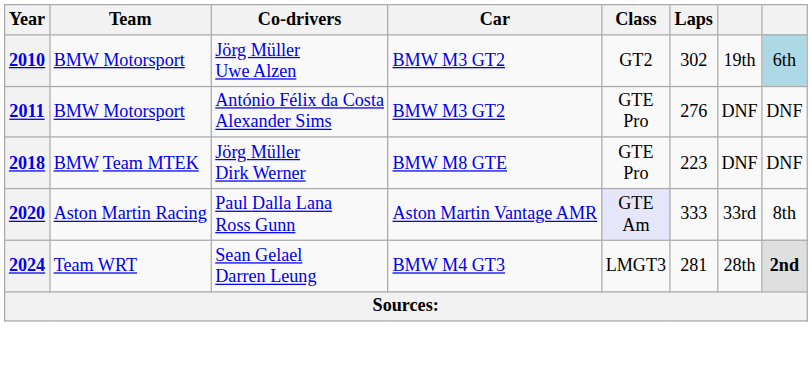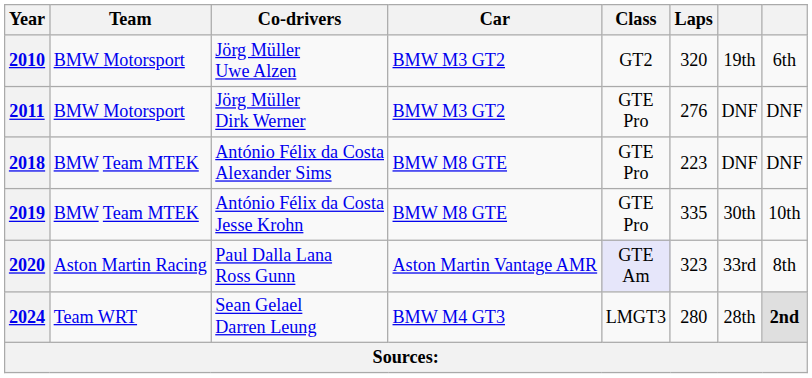(694, 60) 302 -> (694, 60) 320
(784, 60) lightblue background -> (784, 60) no background
(300, 111) António Félix da Costa Alexander Sims -> (260, 111) Jörg Müller Dirk Werner
(260, 163) Jörg Müller Dirk Werner -> (300, 163) António Félix da Costa Alexander Sims
+ row: (27, 214)
(694, 214) 333 -> (694, 265) 323
(694, 265) 281 -> (694, 317) 280
